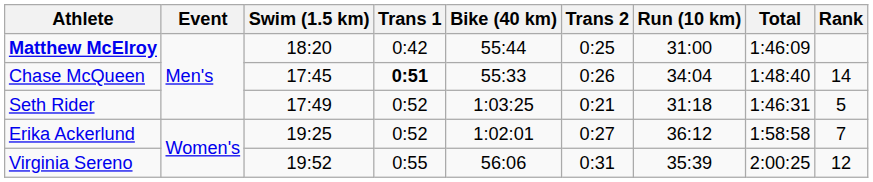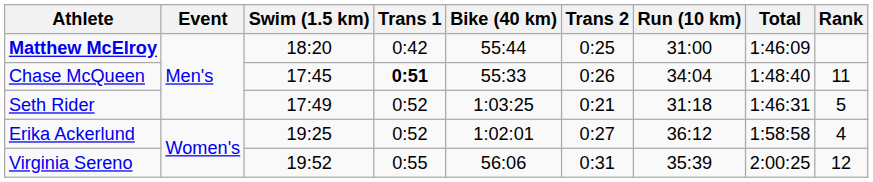(841, 77) 14 -> (841, 77) 11
(841, 134) 7 -> (841, 134) 4
